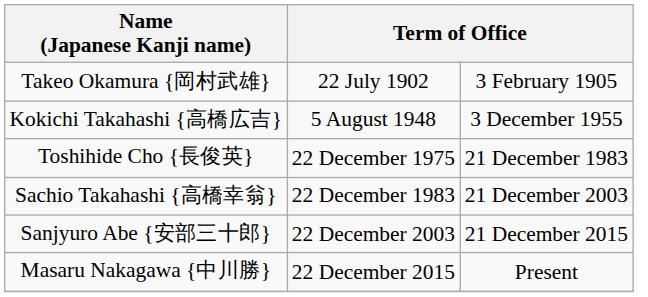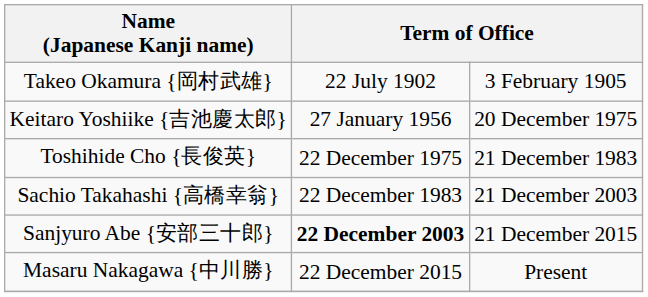- row: (146, 118)
+ row: (148, 118)
(373, 233) normal -> (381, 233) bold
